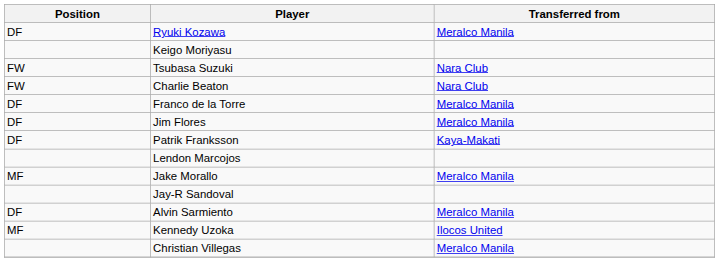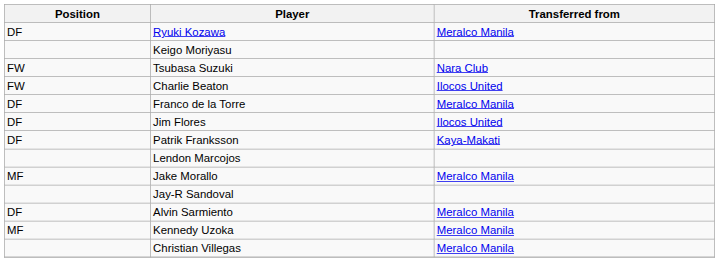(462, 86) Nara Club -> (470, 86) Ilocos United
(475, 122) Meralco Manila -> (470, 122) Ilocos United
(470, 230) Ilocos United -> (475, 230) Meralco Manila
